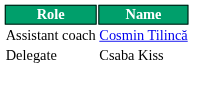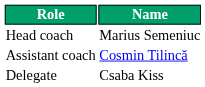+ row: (39, 35)
